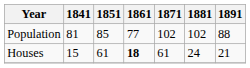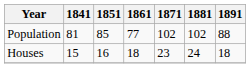(103, 53) 61 -> (103, 53) 16
(133, 53) bold -> (133, 53) normal
(163, 53) 61 -> (163, 53) 23
(224, 53) 21 -> (224, 53) 18
